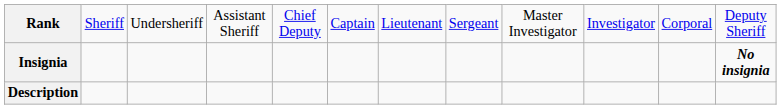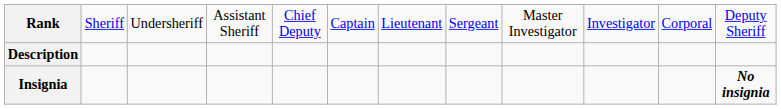rows swapped: (43, 62) <-> (43, 92)
